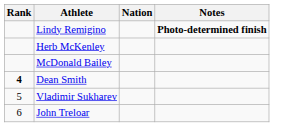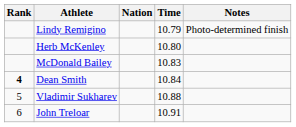+ column: (169, 12)
(212, 29) bold -> (237, 29) normal
